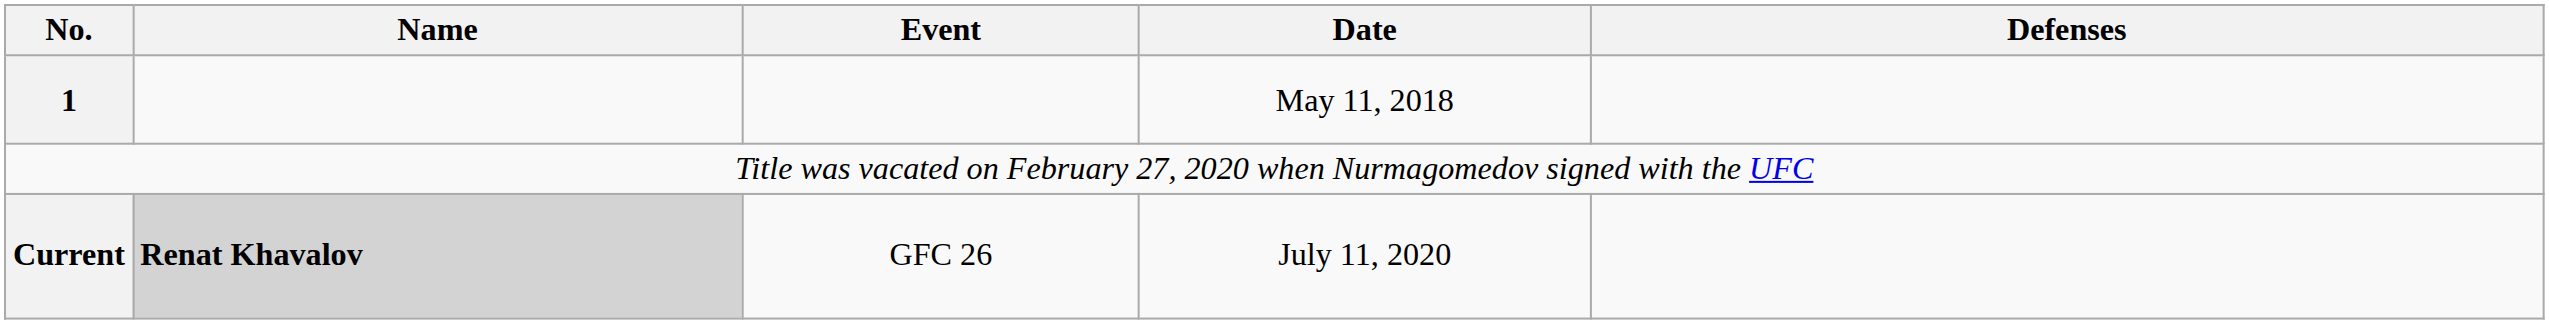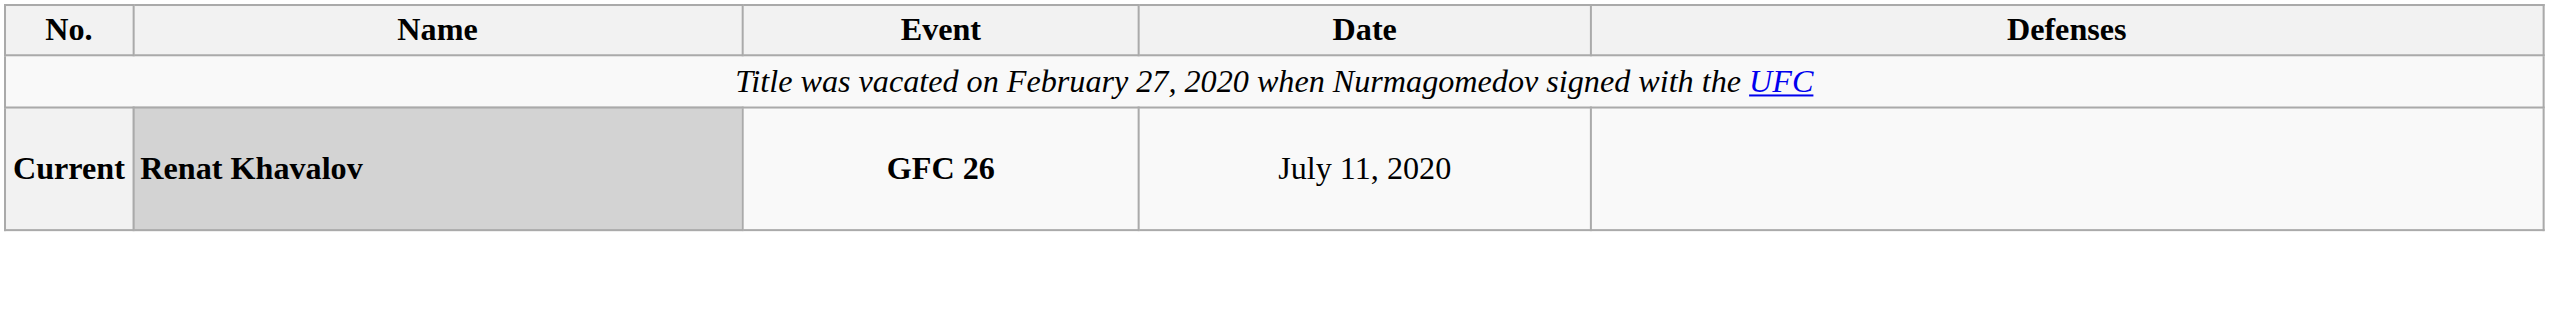- row: (69, 99)
(941, 255) normal -> (941, 168) bold
